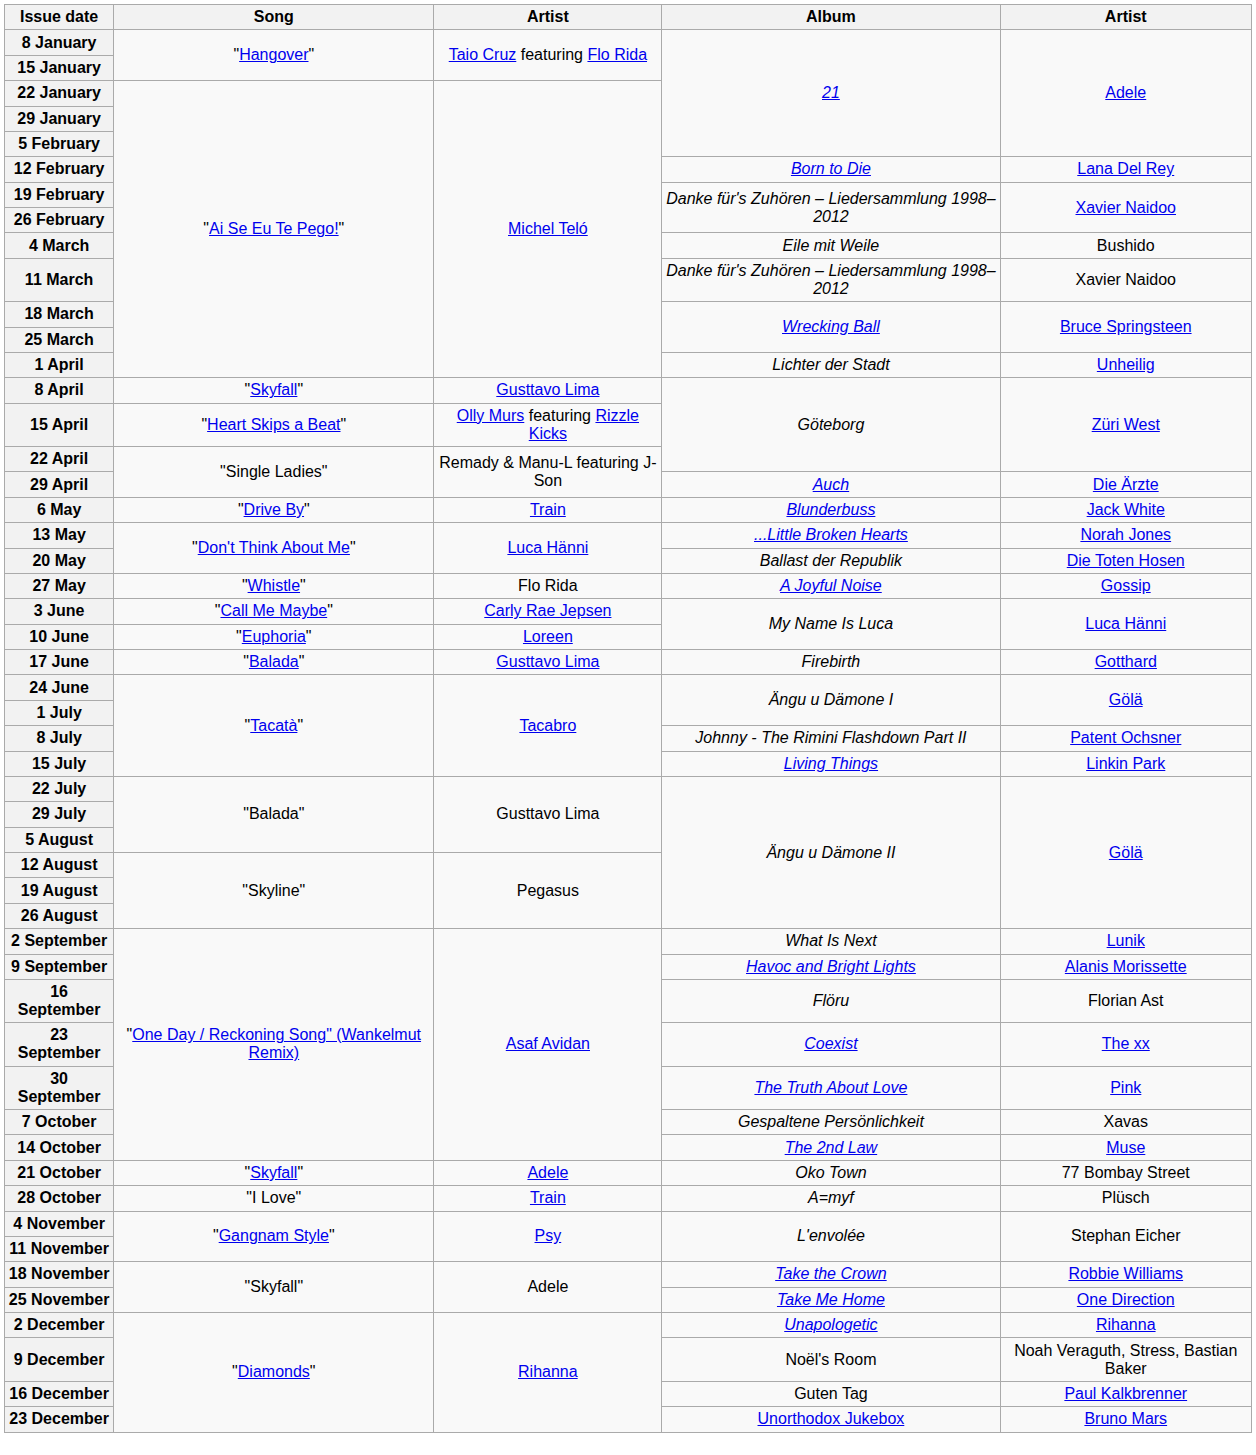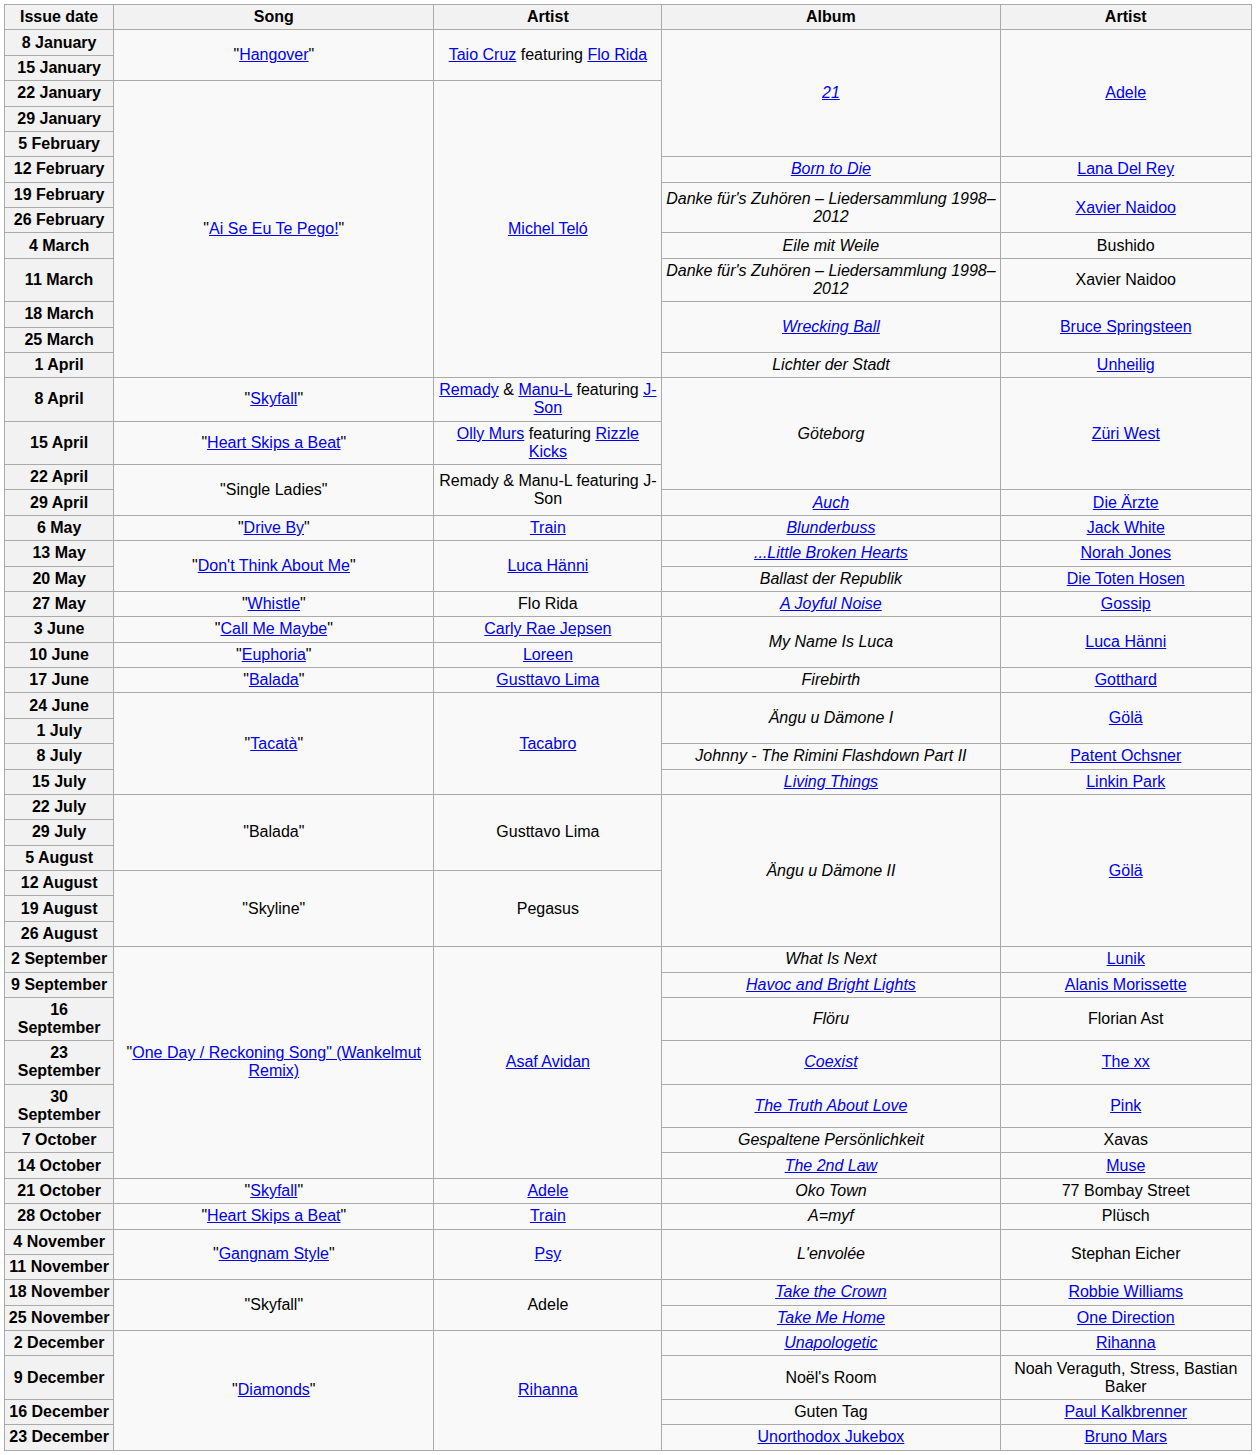(548, 390) Gusttavo Lima -> (548, 399) Remady & Manu-L featuring J-Son
(274, 1198) "I Love" -> (274, 1216) "Heart Skips a Beat"
